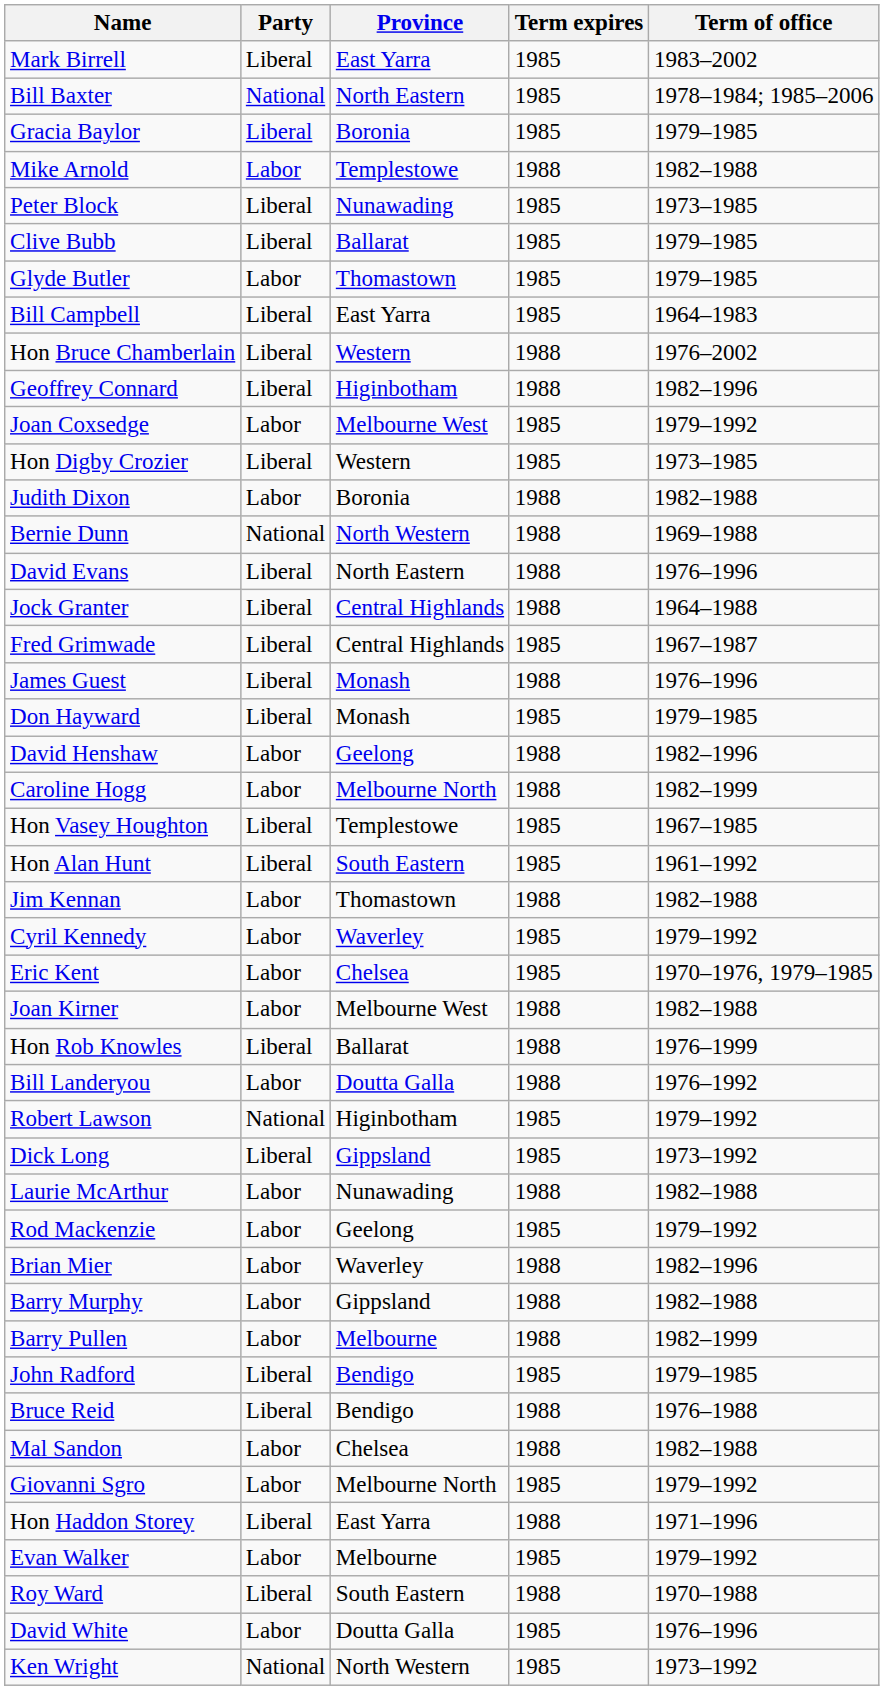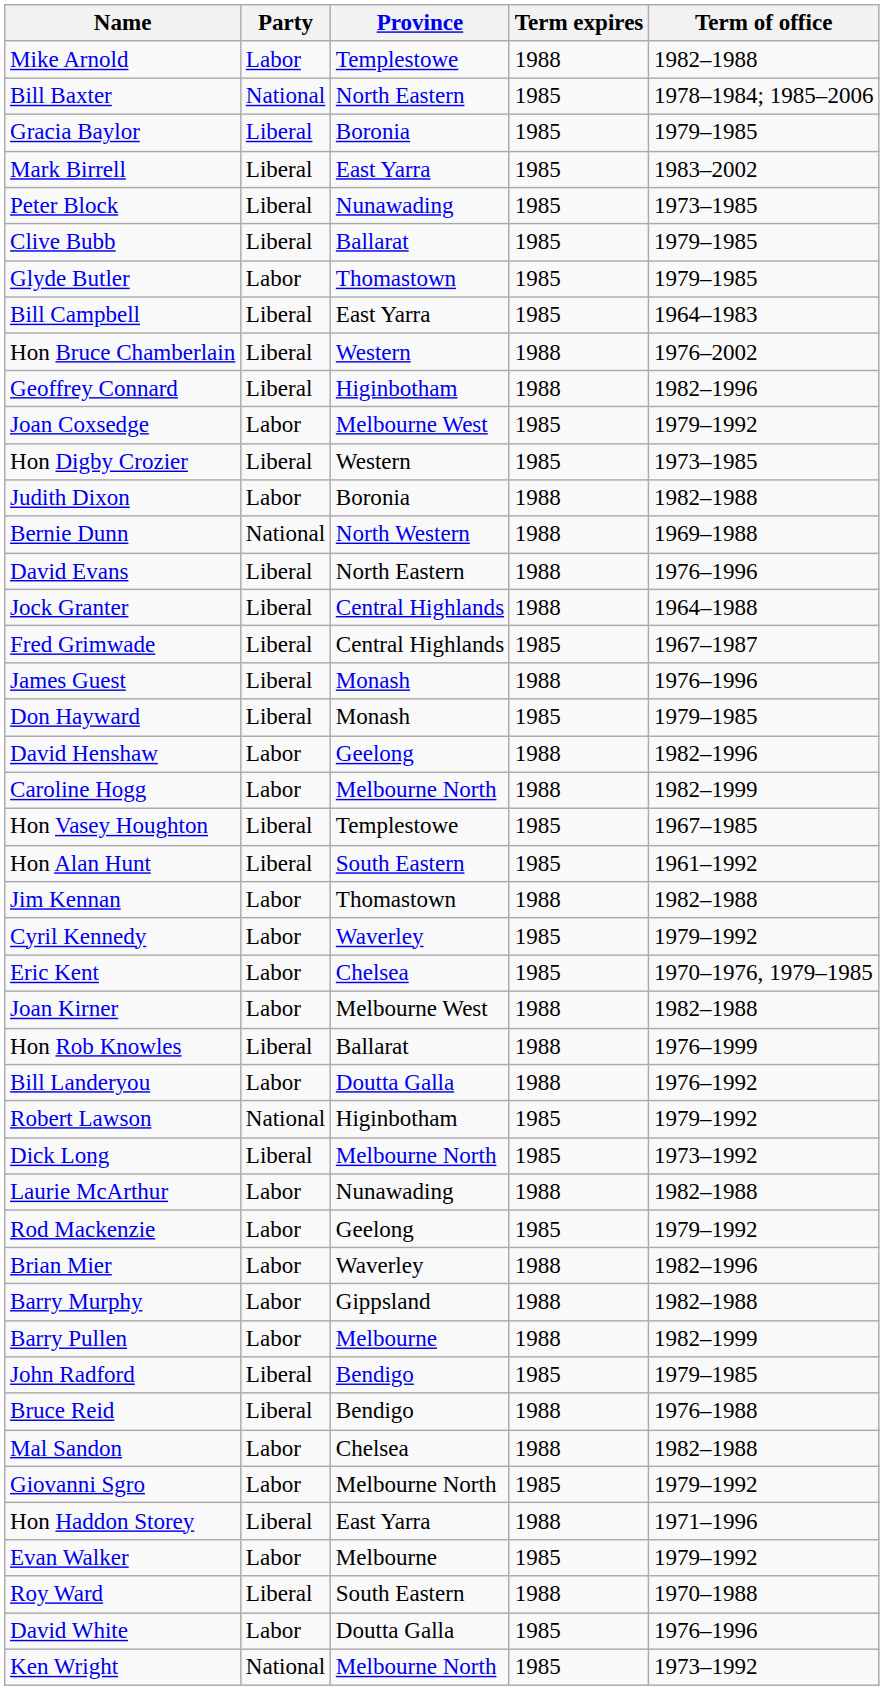rows swapped: (69, 168) <-> (68, 59)
(383, 1155) Gippsland -> (416, 1155) Melbourne North
(403, 1667) North Western -> (416, 1667) Melbourne North
